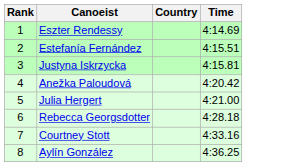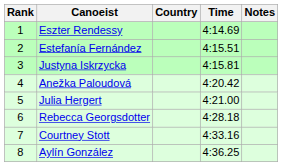+ column: (260, 13)
